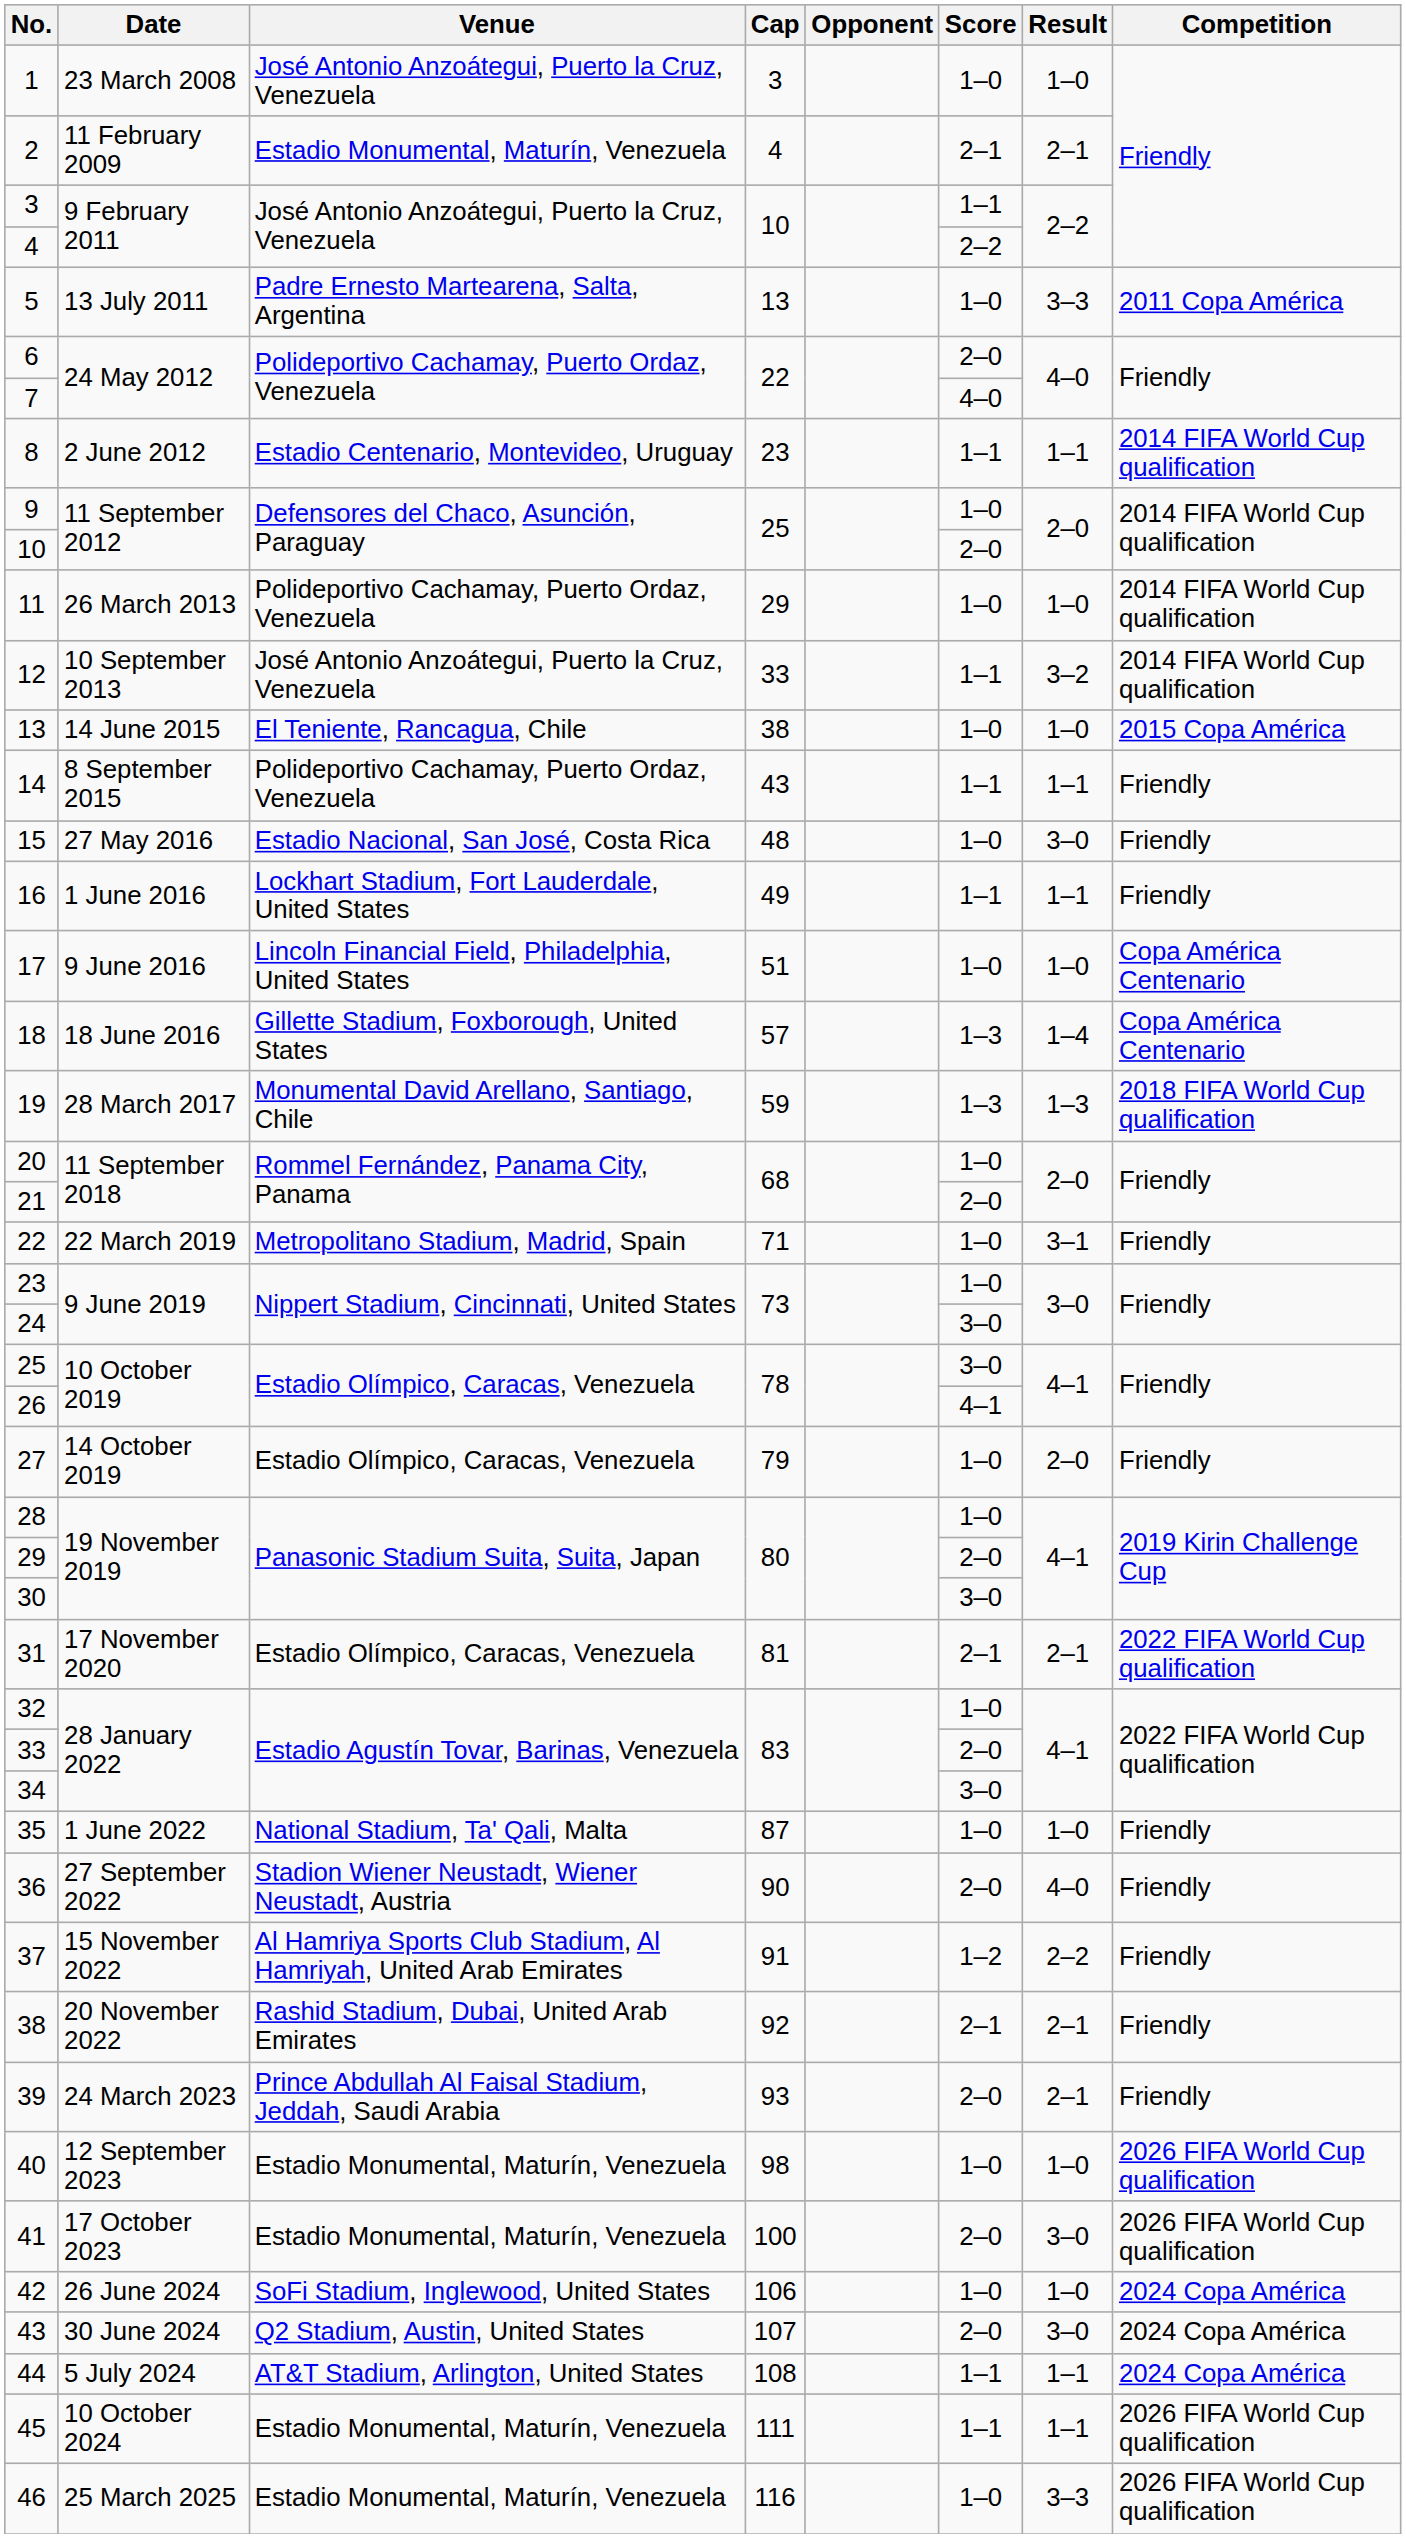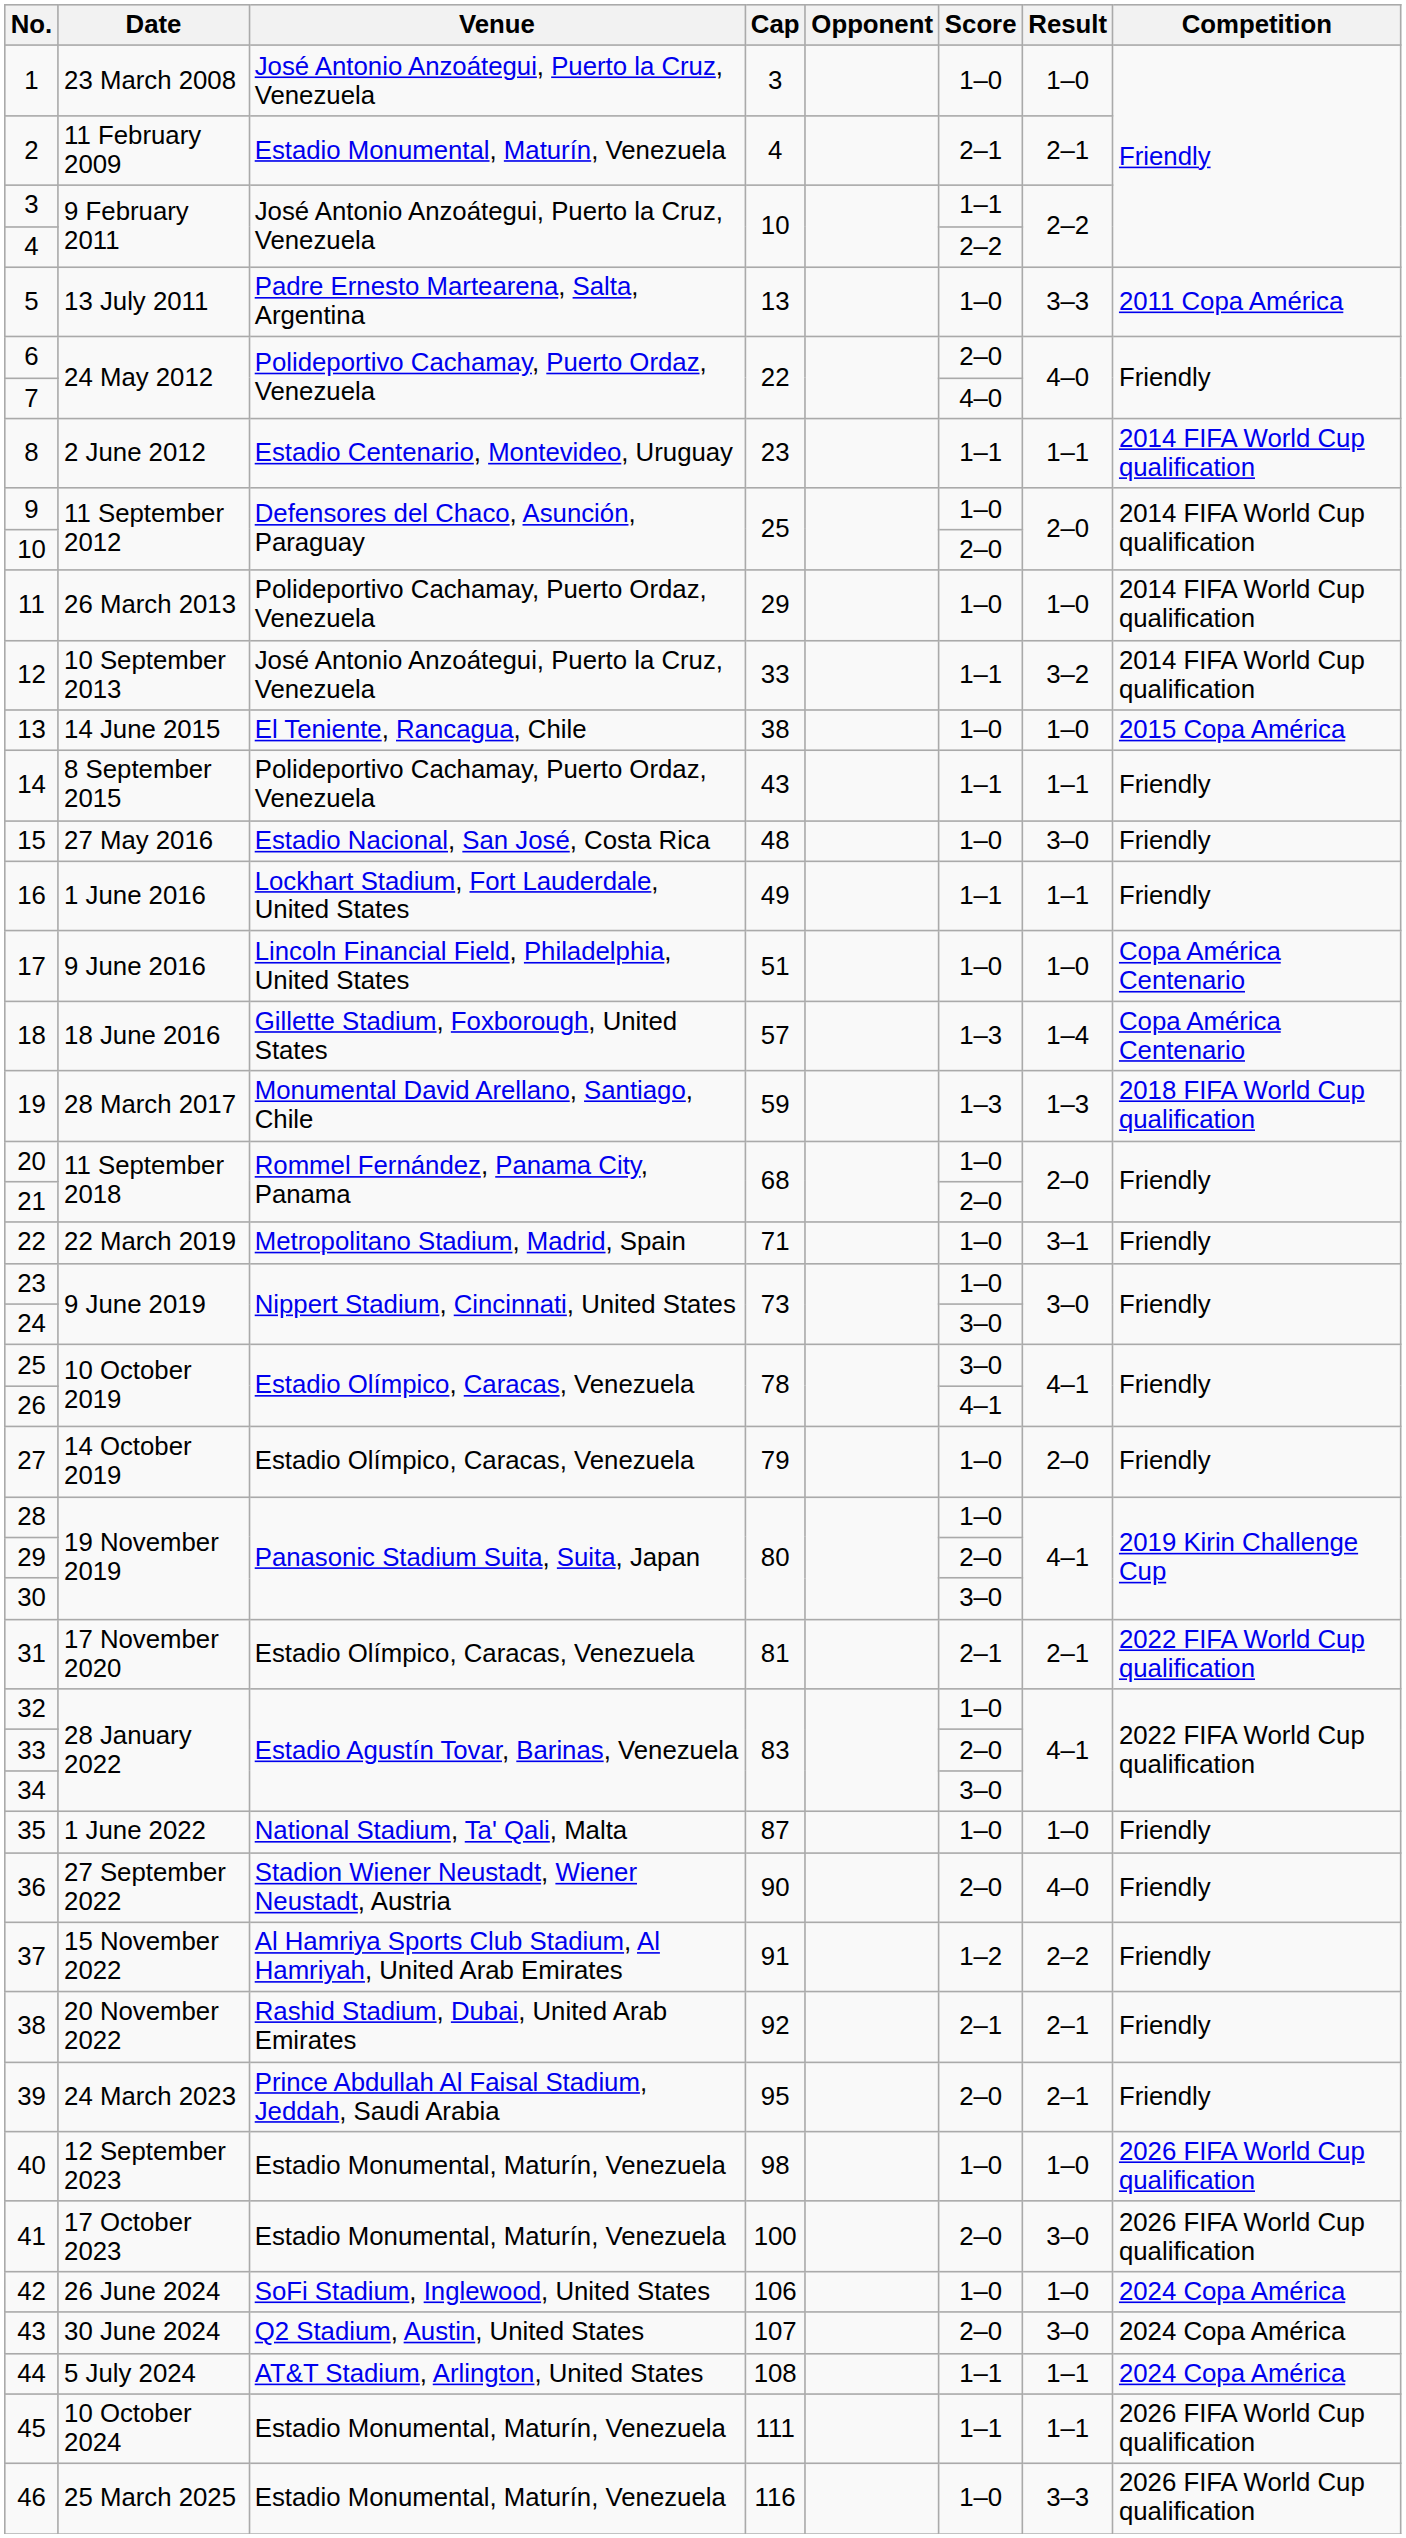(775, 2096) 93 -> (775, 2096) 95
